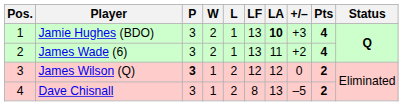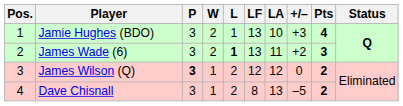(276, 33) bold -> (276, 33) normal
(234, 52) normal -> (234, 52) bold
(324, 52) 4 -> (324, 52) 3
